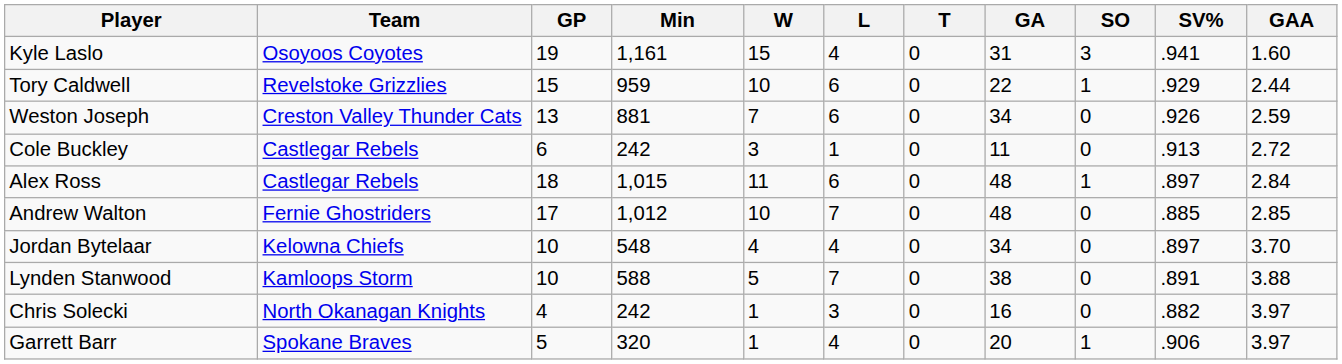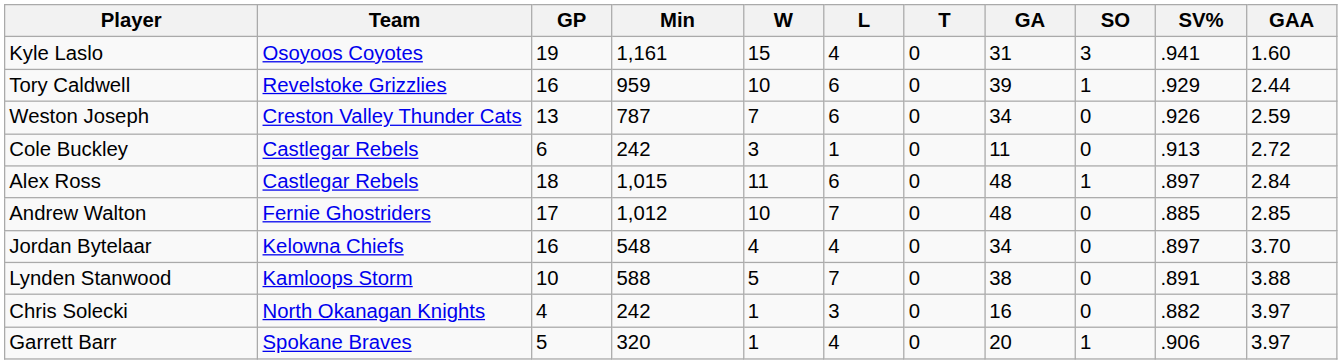(547, 85) 15 -> (547, 85) 16
(1001, 85) 22 -> (1001, 85) 39
(633, 117) 881 -> (633, 117) 787
(547, 246) 10 -> (547, 246) 16
